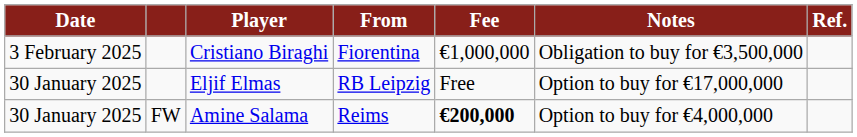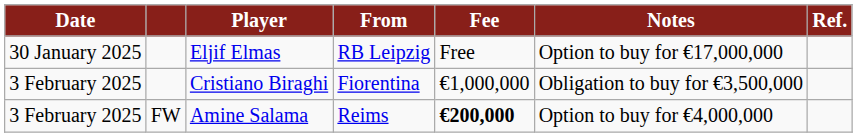rows swapped: (235, 83) <-> (259, 52)
(75, 115) 30 January 2025 -> (75, 115) 3 February 2025
